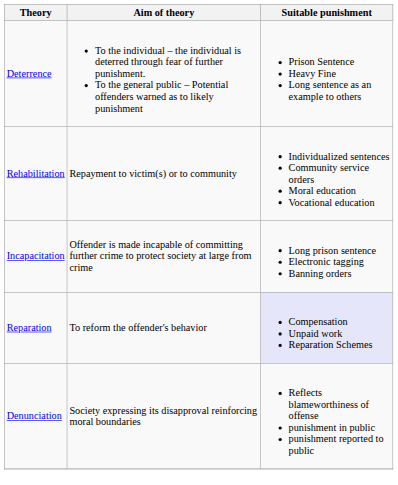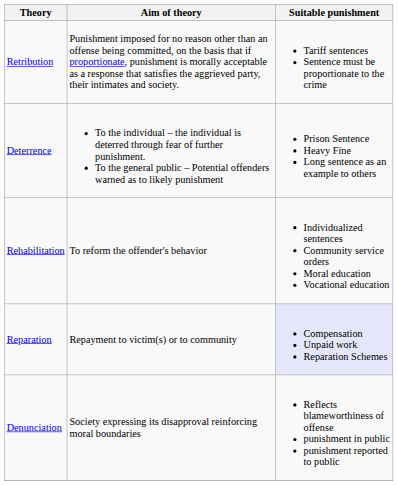+ row: (30, 62)
(153, 173) Repayment to victim(s) or to community -> (138, 250) To reform the offender's behavior
- row: (36, 256)
(138, 327) To reform the offender's behavior -> (153, 339) Repayment to victim(s) or to community
